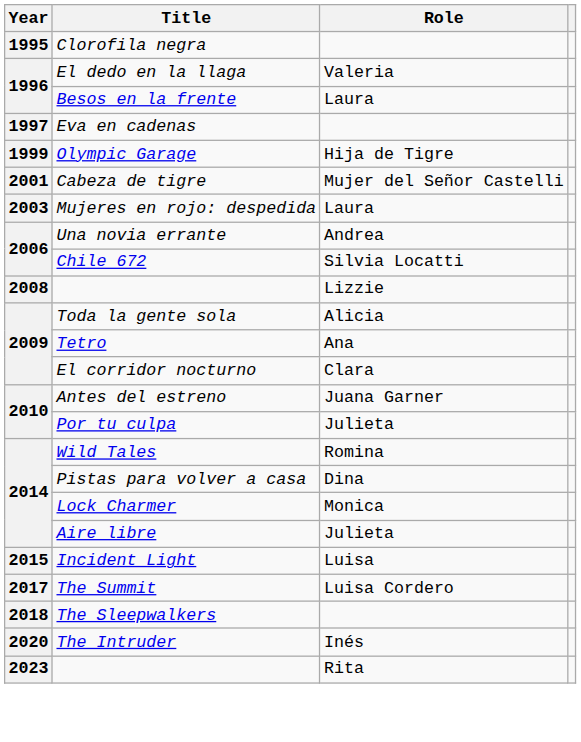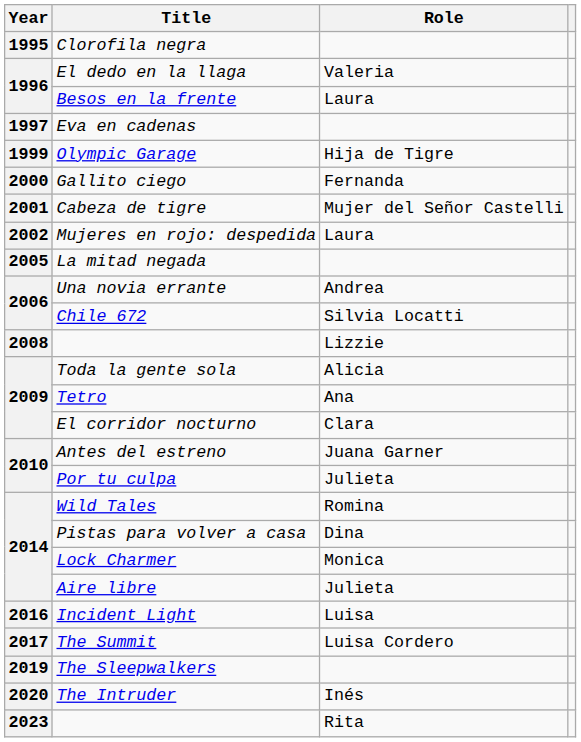+ row: (121, 181)
(29, 208) 2003 -> (29, 235) 2002
+ row: (131, 262)
(29, 561) 2015 -> (29, 615) 2016
(29, 615) 2018 -> (29, 669) 2019
